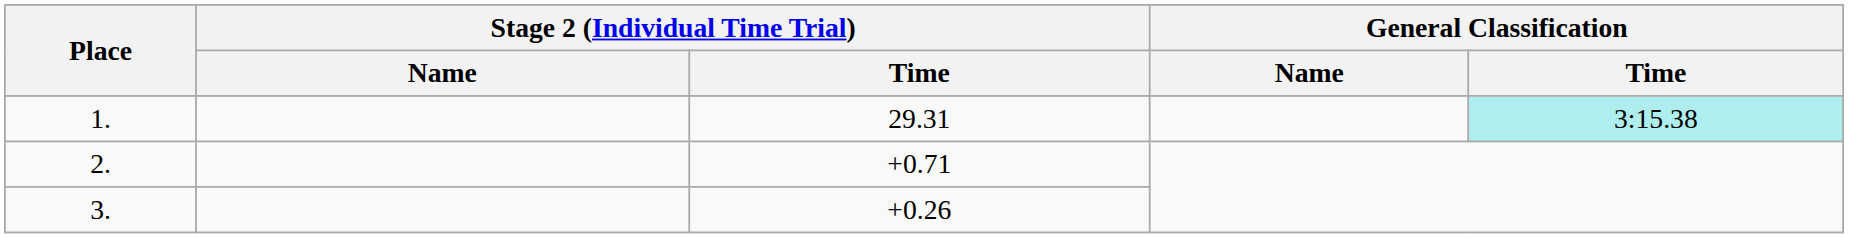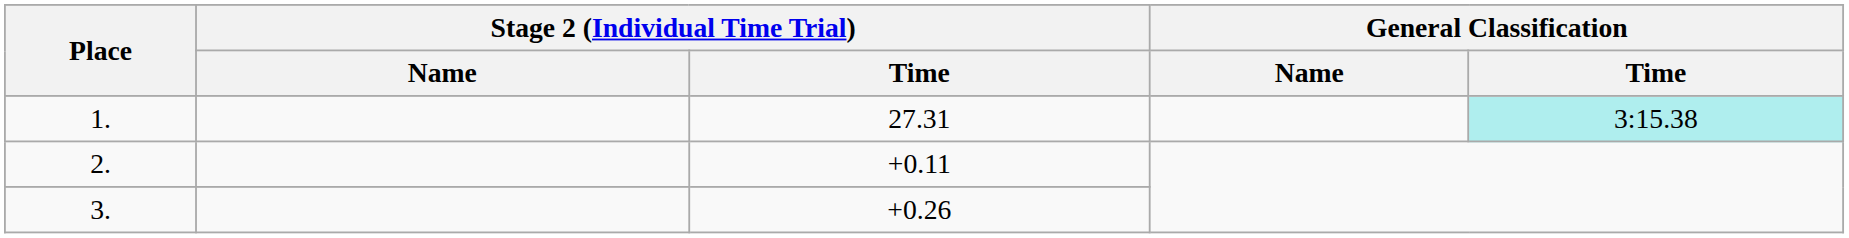(919, 118) 29.31 -> (919, 118) 27.31
(919, 164) +0.71 -> (919, 164) +0.11
